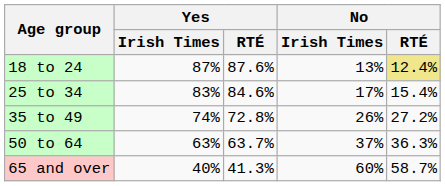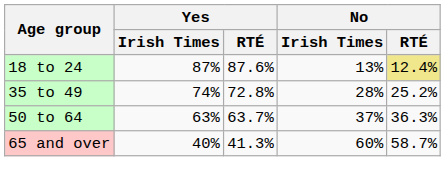- row: (45, 93)
(369, 118) 26% -> (369, 93) 28%
(414, 118) 27.2% -> (414, 93) 25.2%
